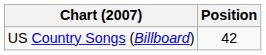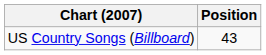(229, 38) 42 -> (229, 38) 43
